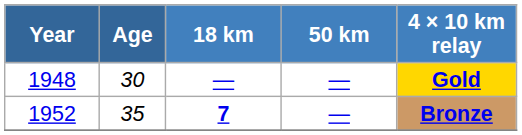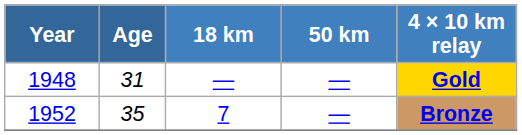(132, 80) 30 -> (132, 80) 31
(223, 114) bold -> (223, 114) normal
